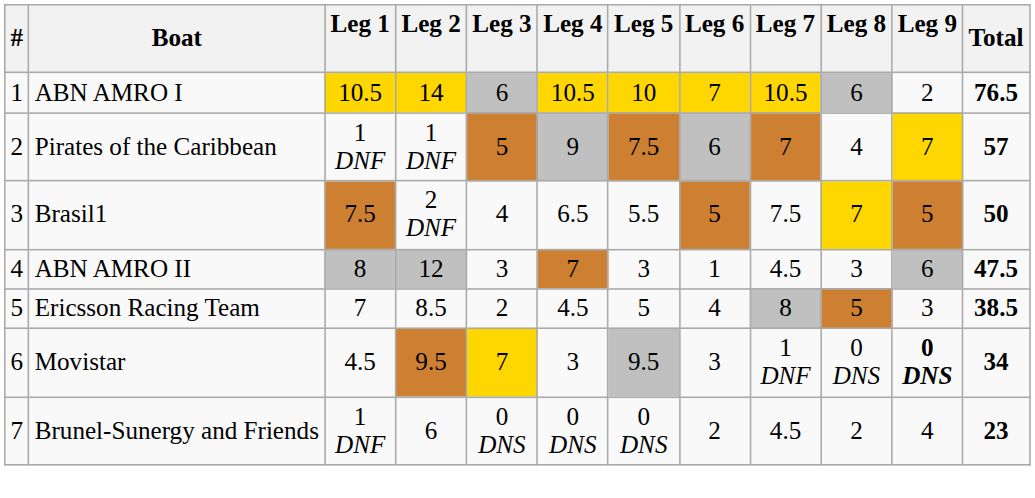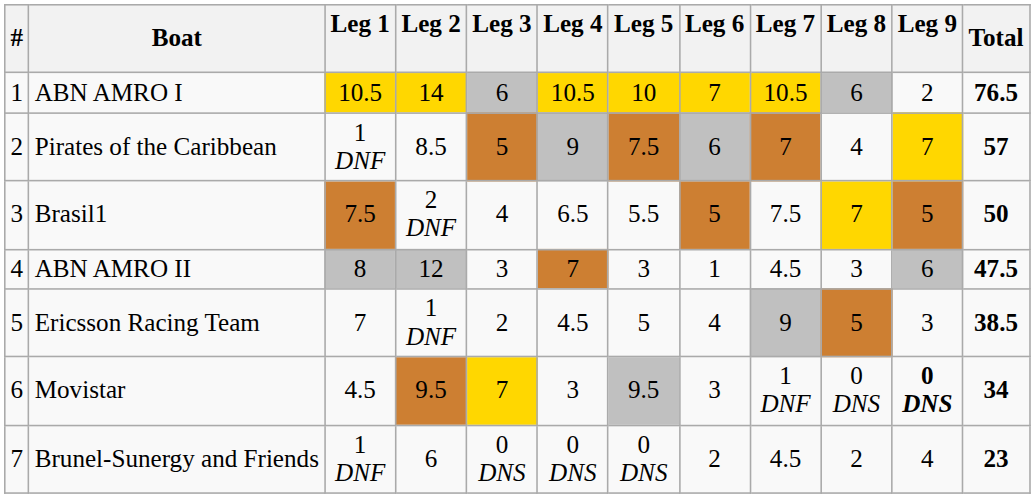(431, 146) 1 DNF -> (431, 146) 8.5
(431, 308) 8.5 -> (431, 322) 1 DNF
(786, 308) 8 -> (786, 322) 9
